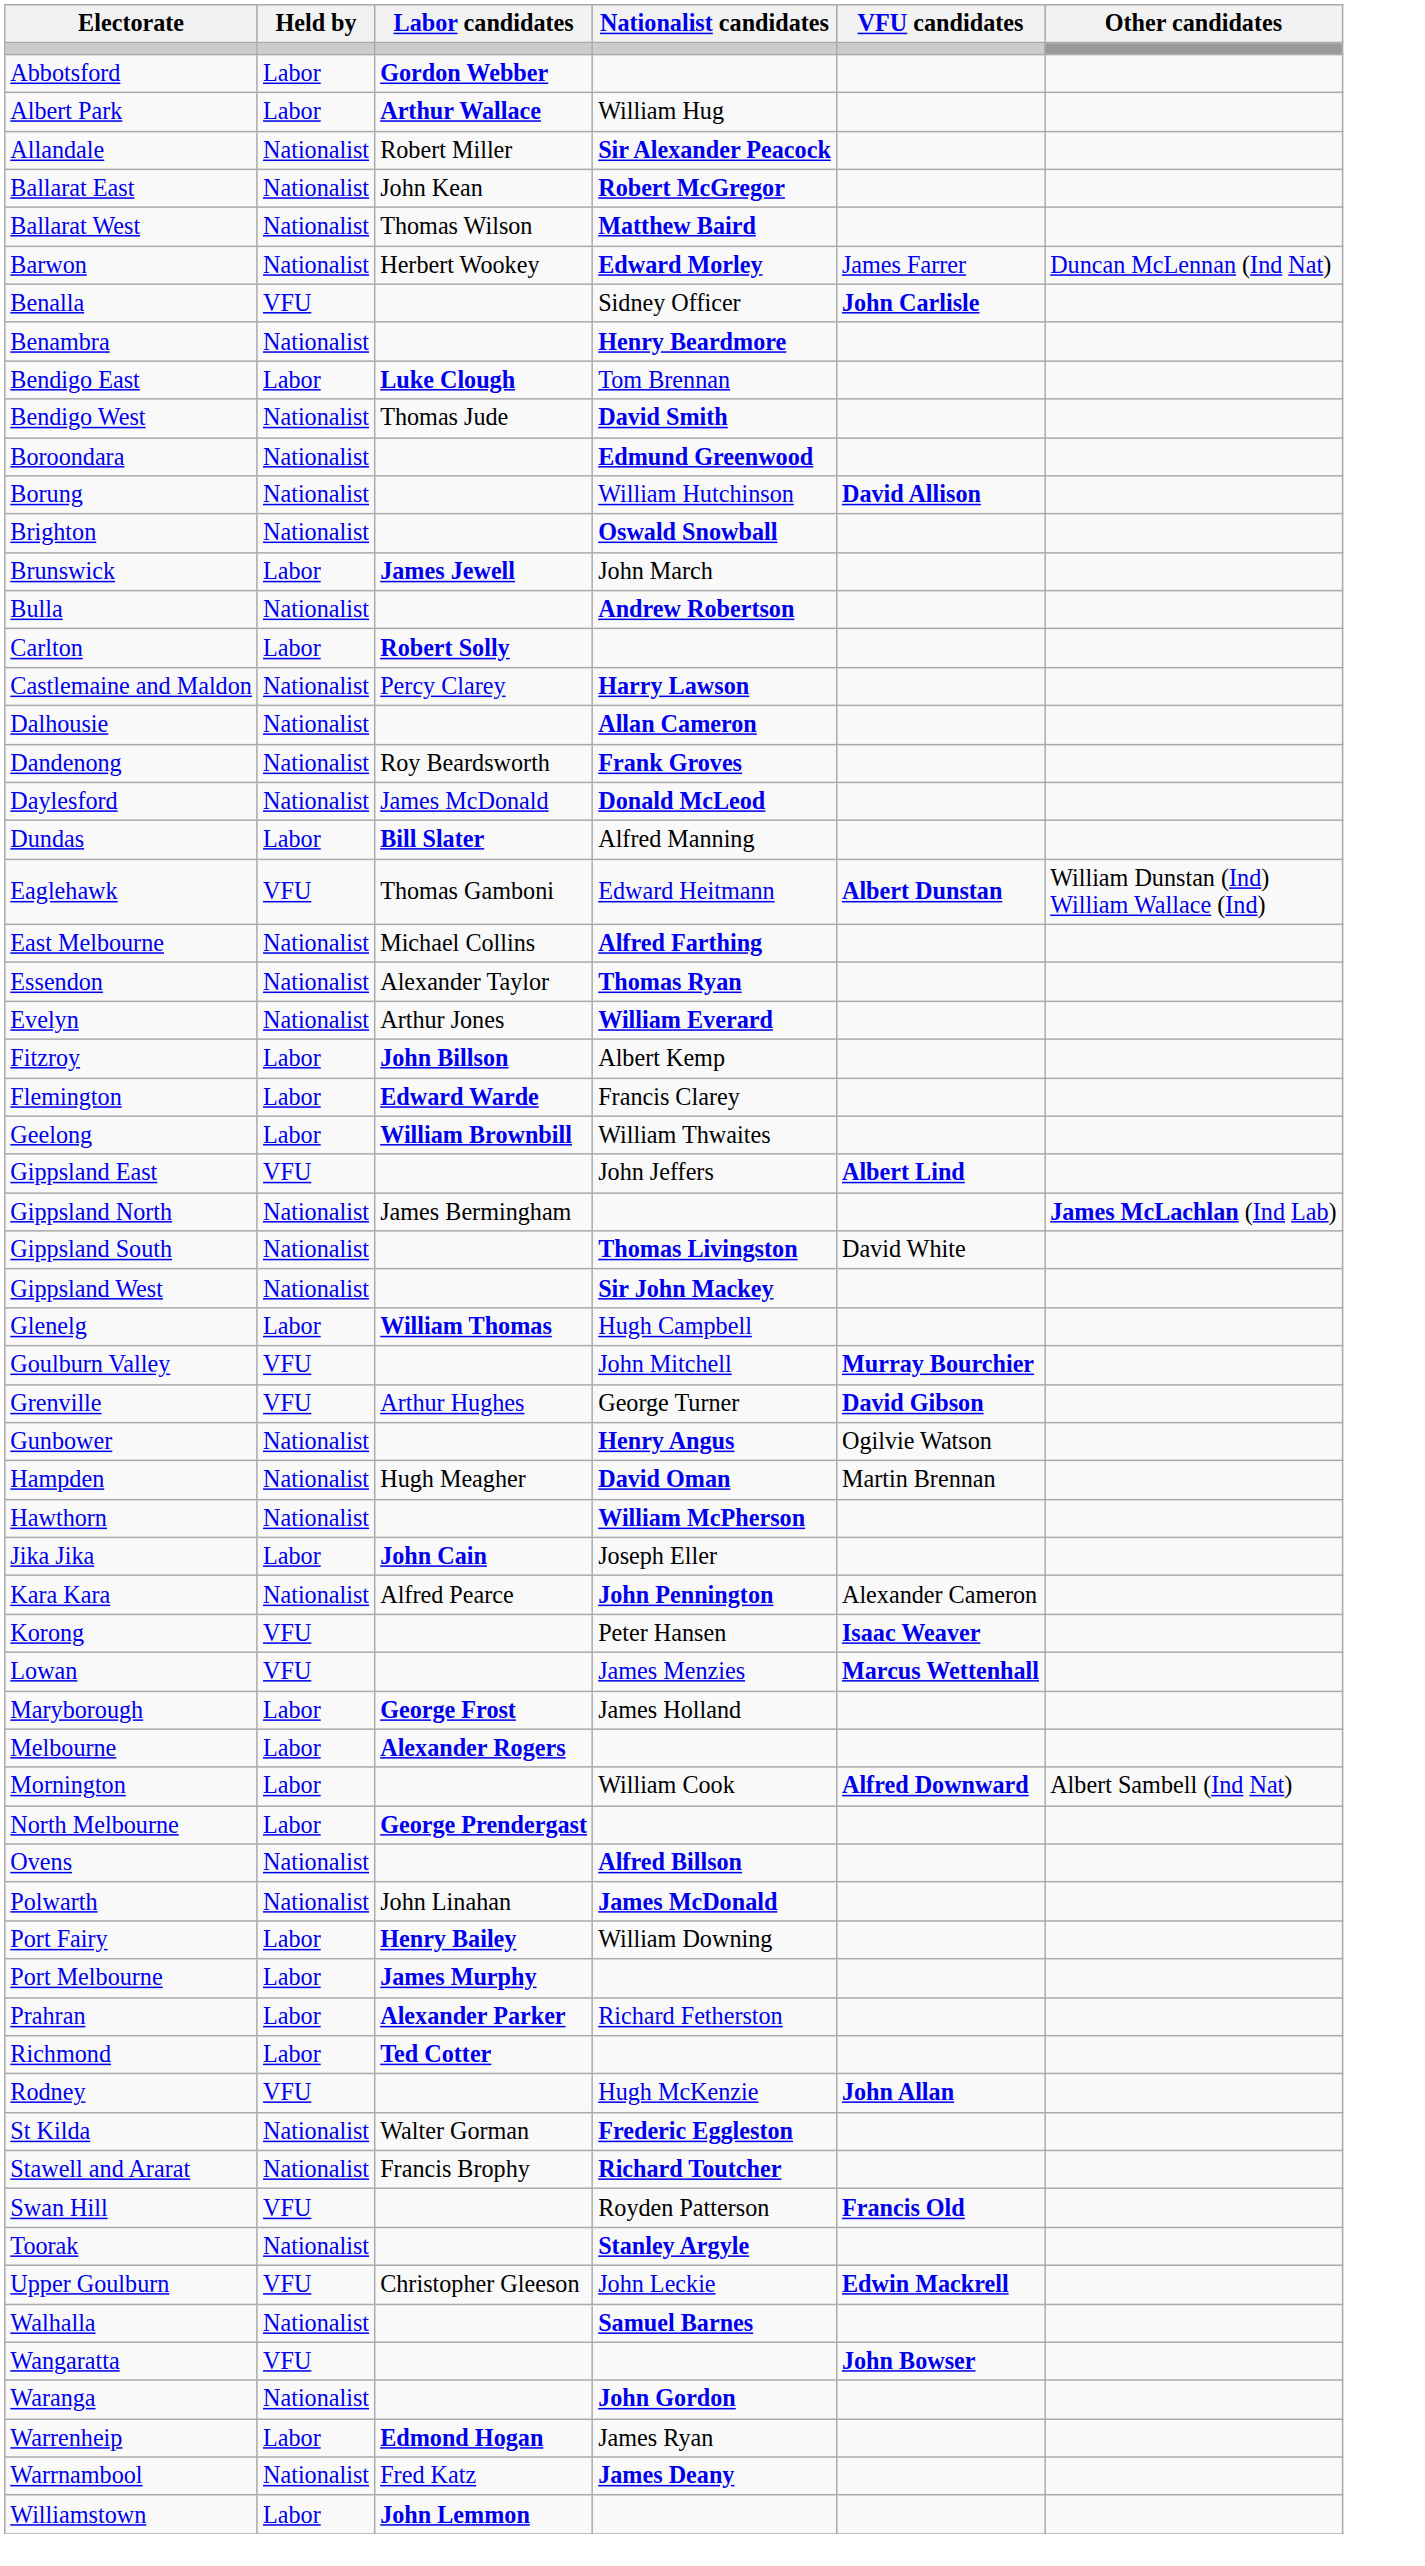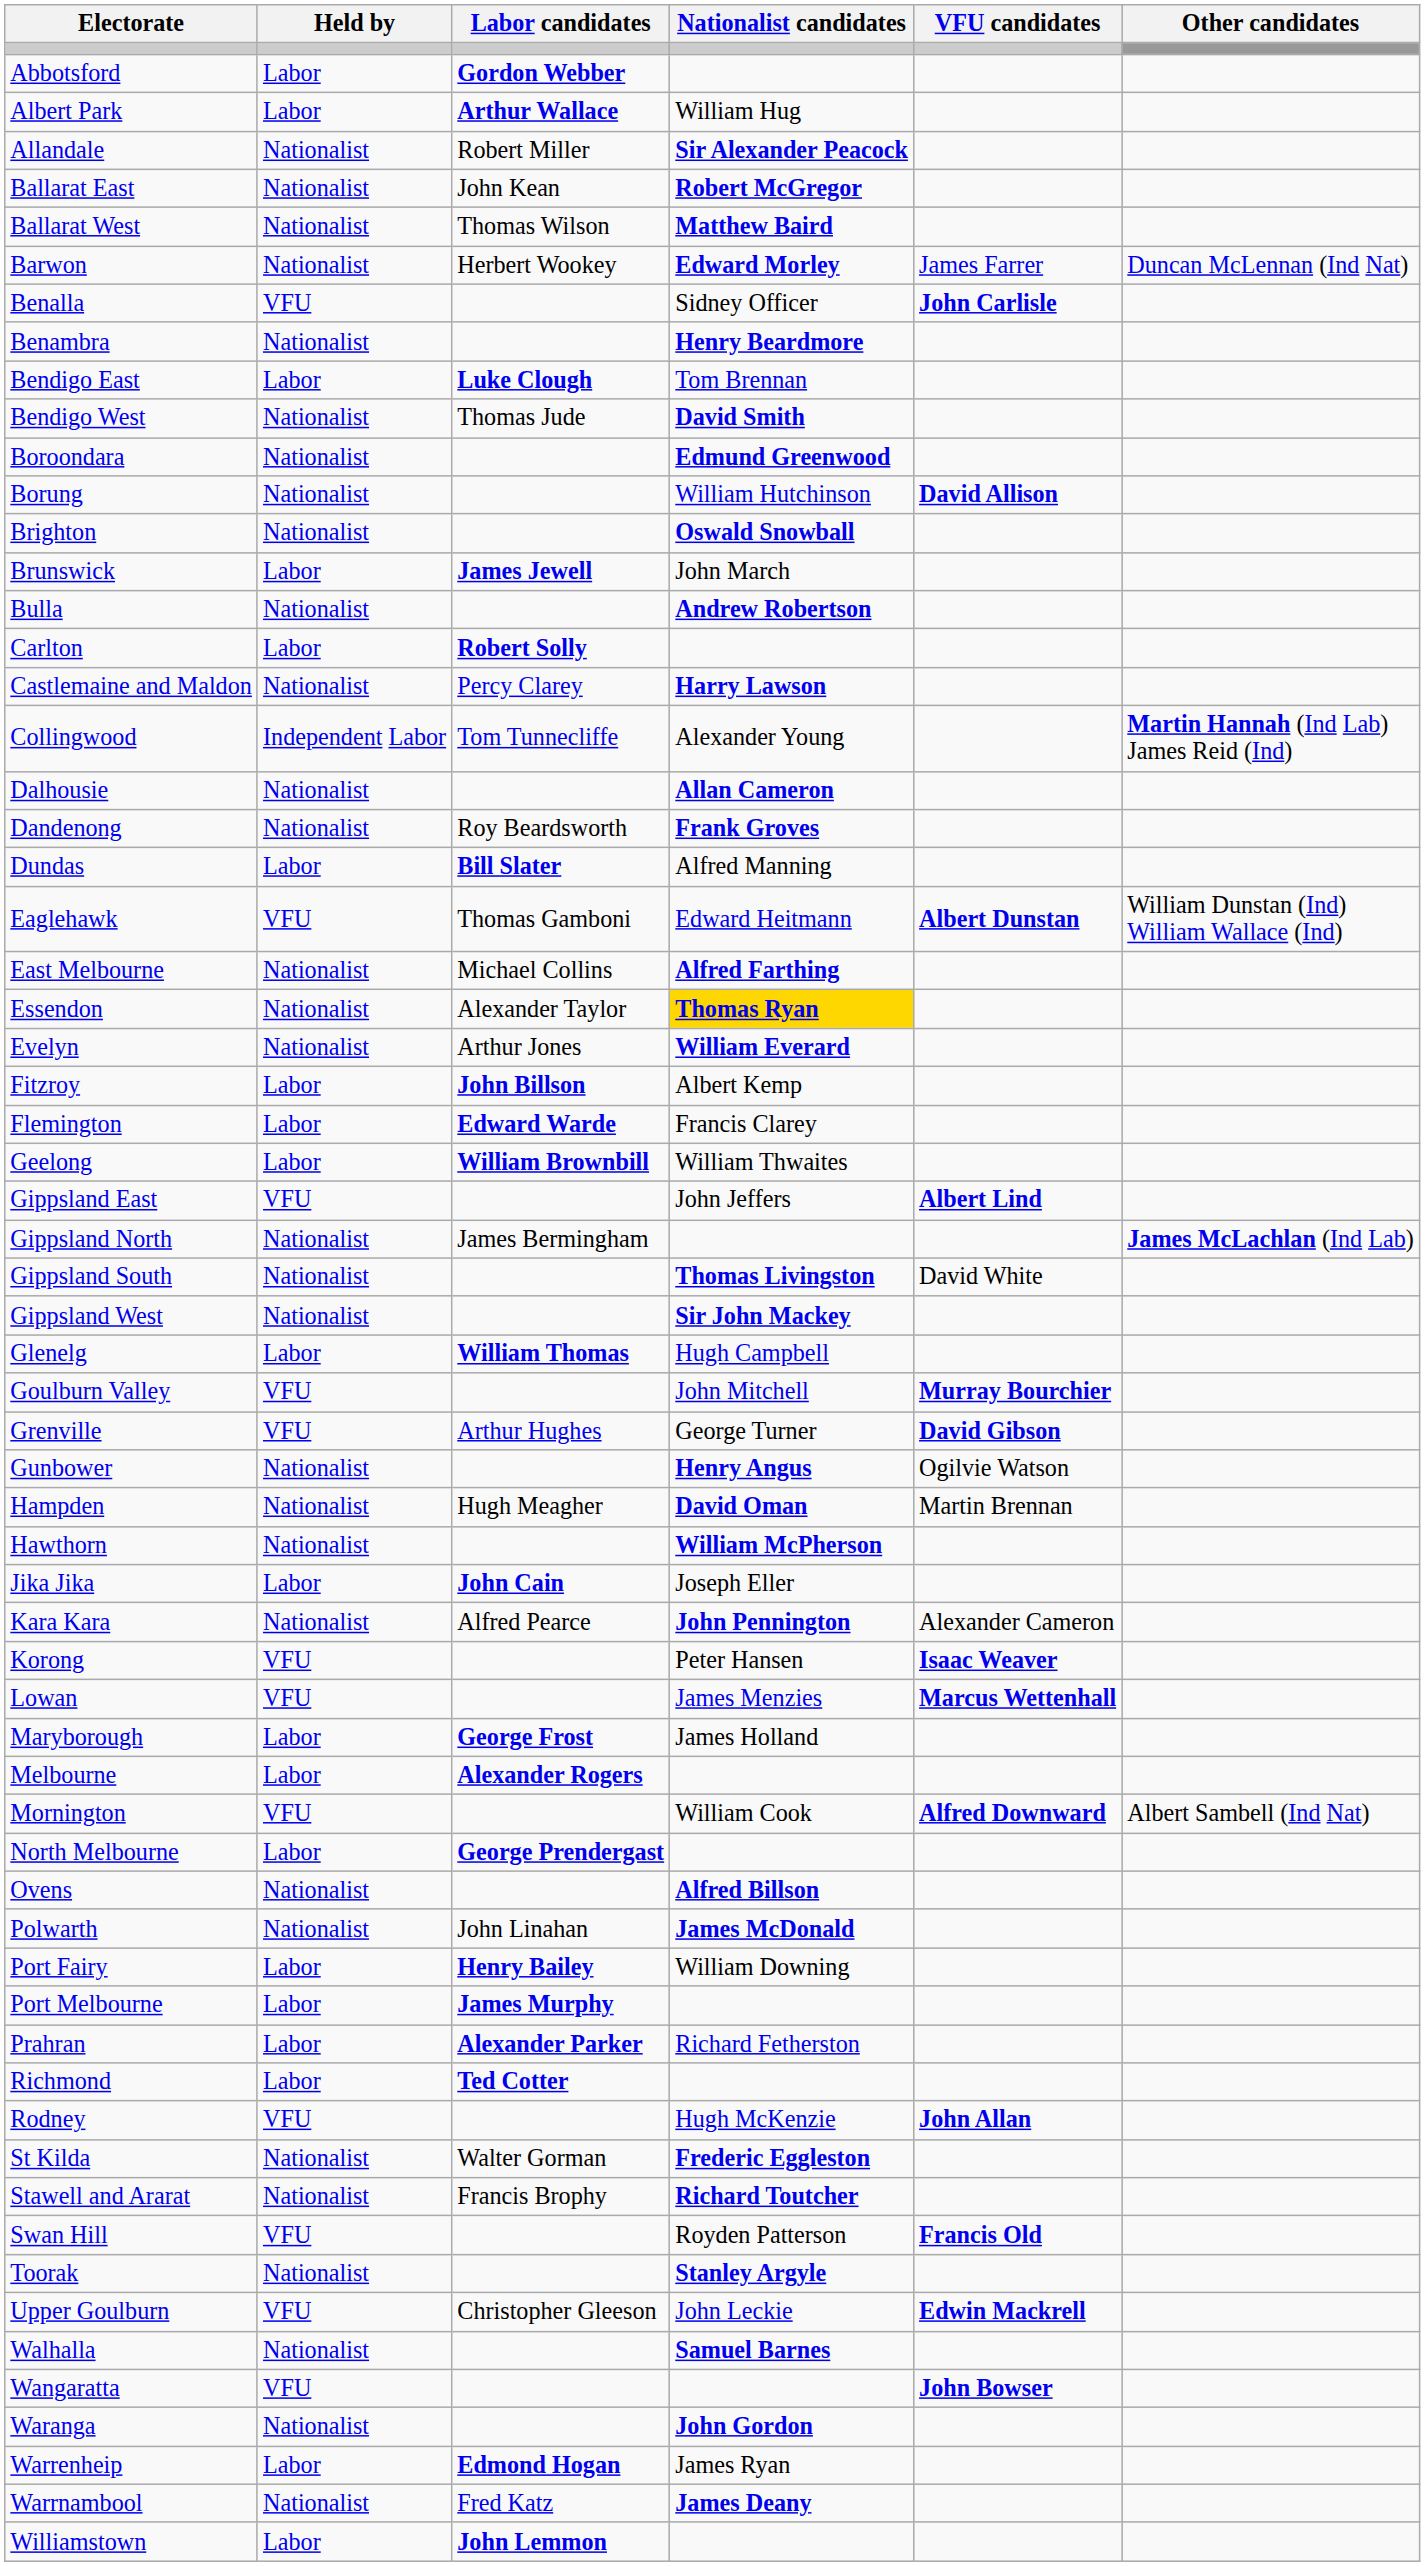+ row: (73, 738)
- row: (64, 801)
(670, 981) no background -> (747, 1008) gold background
(292, 1786) Labor -> (287, 1813) VFU
